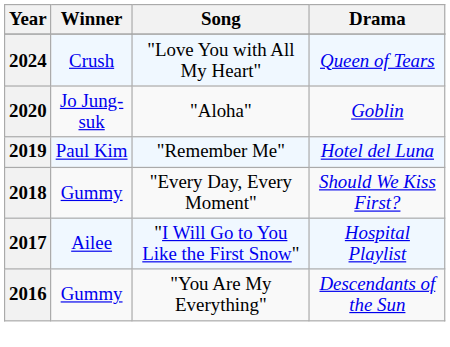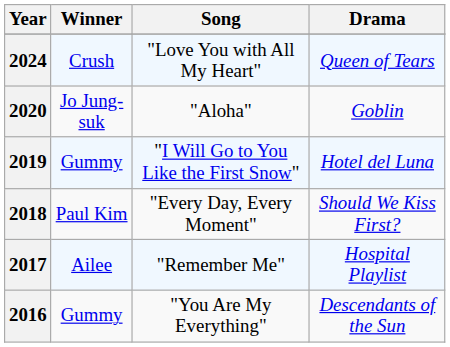(92, 151) Paul Kim -> (92, 162) Gummy
(221, 151) "Remember Me" -> (221, 162) "I Will Go to You Like the First Snow"
(92, 192) Gummy -> (92, 213) Paul Kim
(221, 243) "I Will Go to You Like the First Snow" -> (221, 264) "Remember Me"
